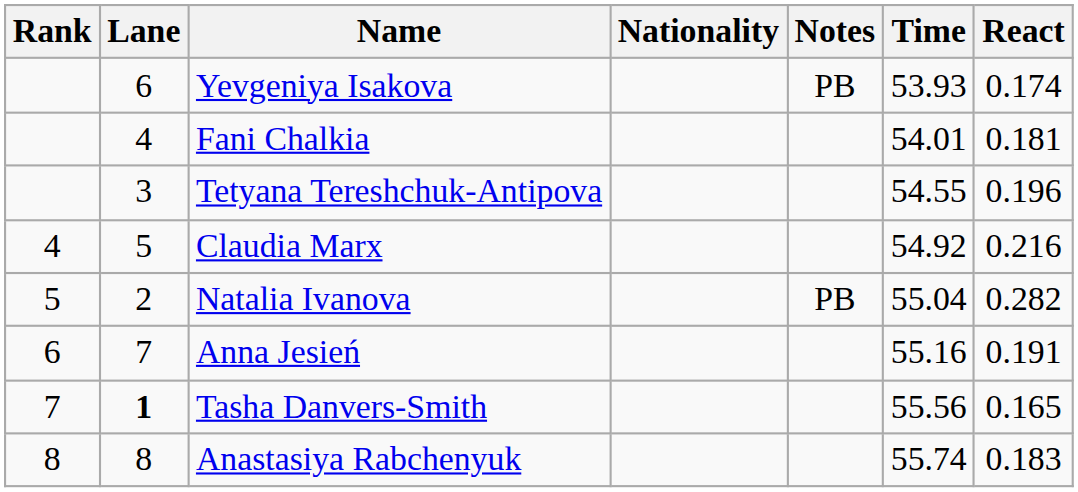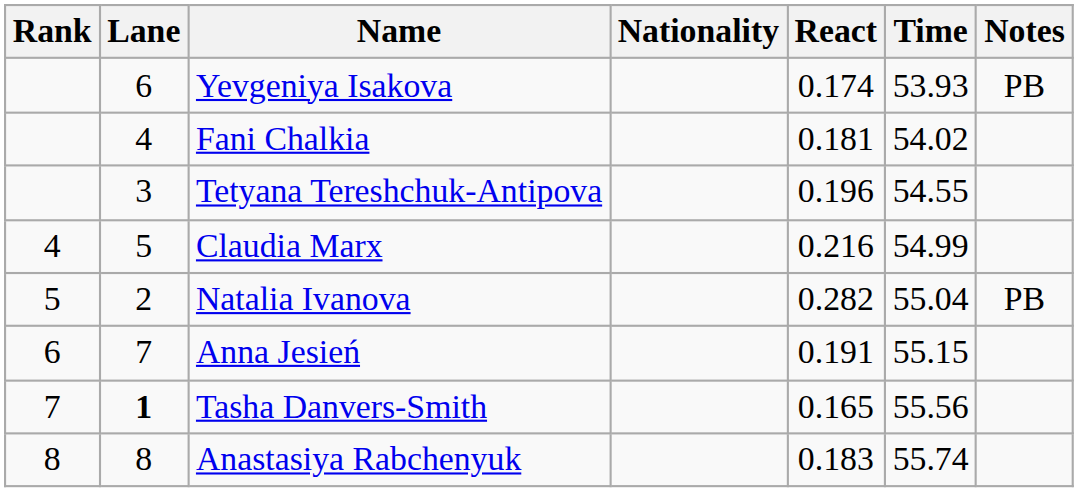columns swapped: (1024, 31) <-> (835, 31)
(929, 138) 54.01 -> (931, 138) 54.02
(929, 245) 54.92 -> (931, 245) 54.99
(929, 352) 55.16 -> (931, 352) 55.15
